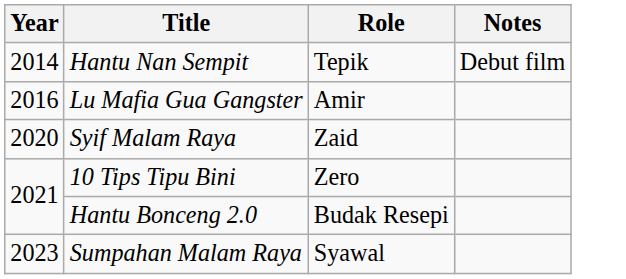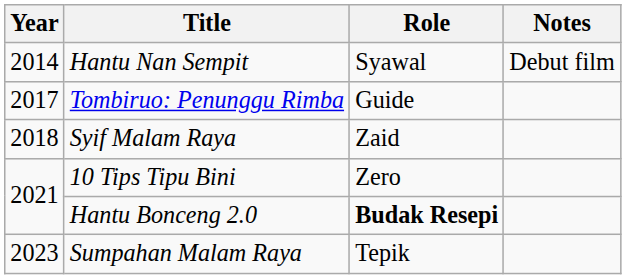(341, 61) Tepik -> (391, 61) Syawal
- row: (186, 100)
+ row: (207, 100)
(34, 138) 2020 -> (34, 138) 2018
(381, 215) normal -> (427, 215) bold
(349, 253) Syawal -> (383, 253) Tepik
